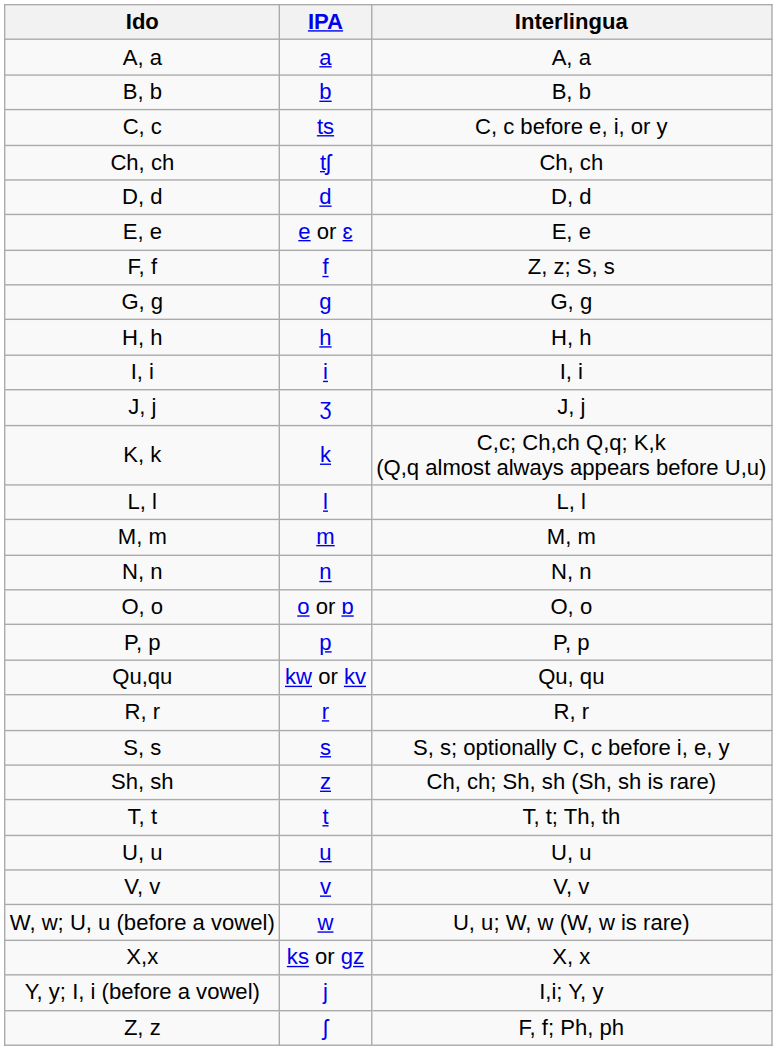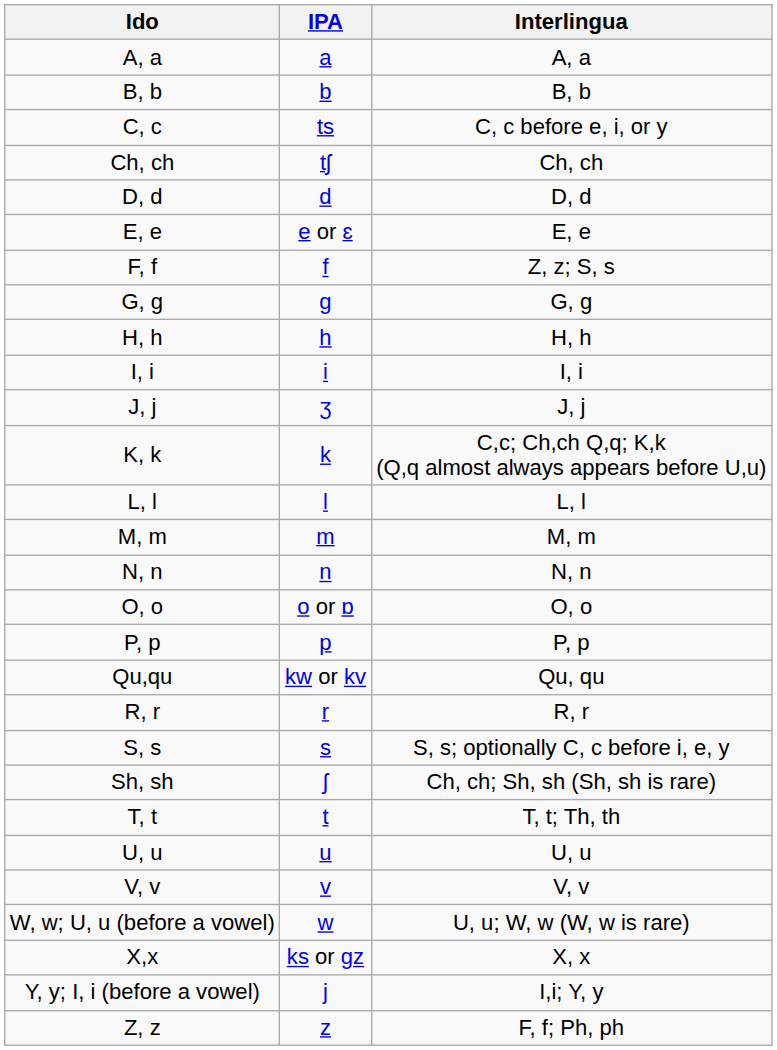(325, 782) z -> (325, 782) ʃ
(325, 1027) ʃ -> (325, 1027) z
